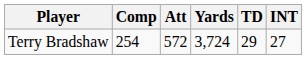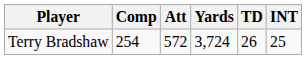(249, 41) 29 -> (249, 41) 26
(278, 41) 27 -> (278, 41) 25
